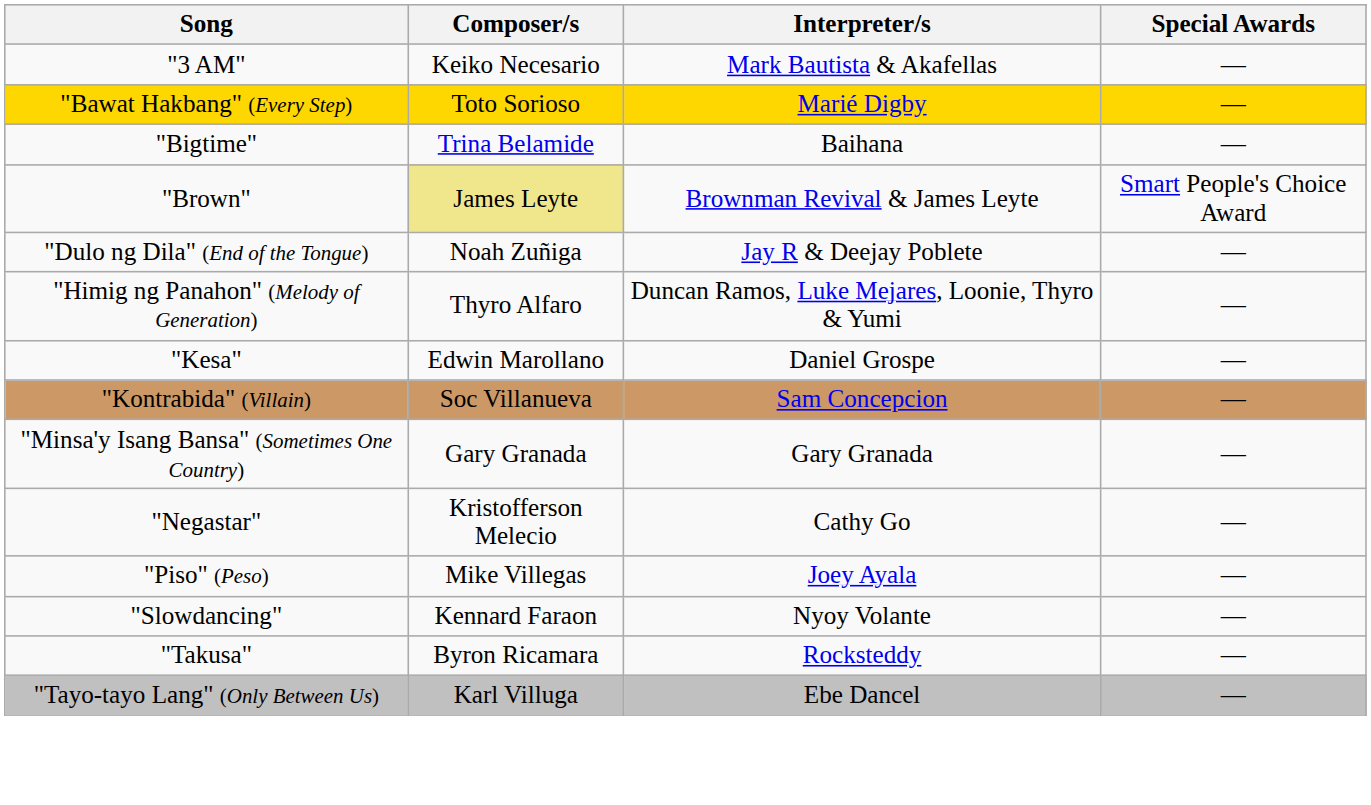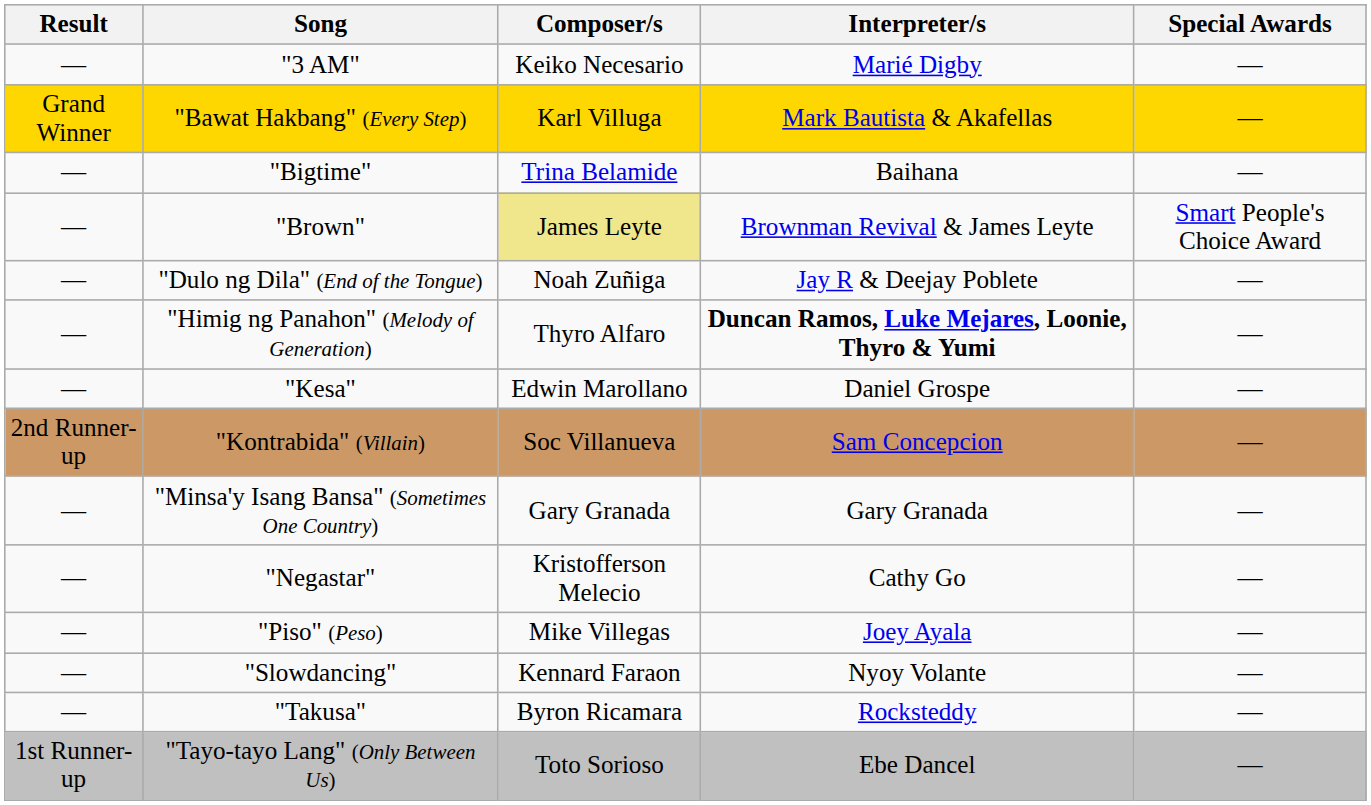+ column: (74, 24)
(862, 64) Mark Bautista & Akafellas -> (917, 64) Marié Digby
(516, 104) Toto Sorioso -> (599, 118) Karl Villuga
(862, 104) Marié Digby -> (917, 118) Mark Bautista & Akafellas
(862, 305) normal -> (917, 334) bold
(516, 695) Karl Villuga -> (599, 765) Toto Sorioso
